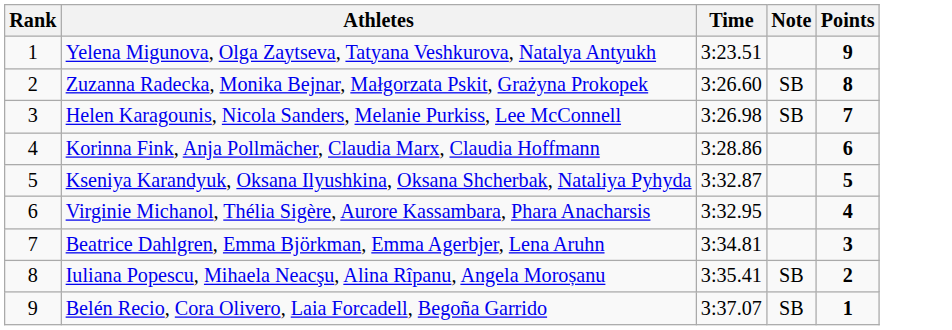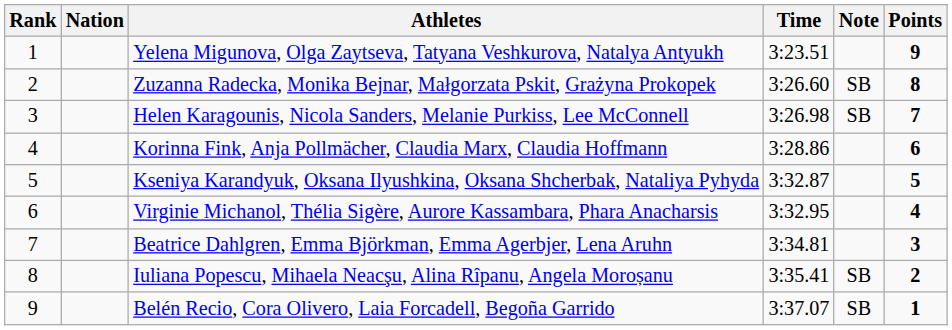+ column: (95, 20)
